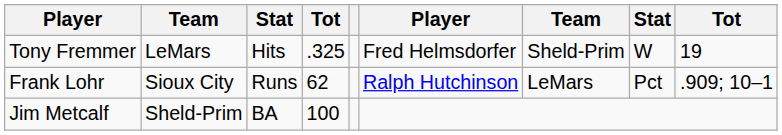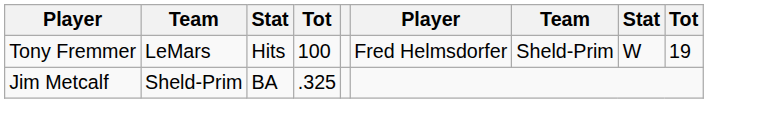(326, 51) .325 -> (314, 51) 100
- row: (57, 82)
(323, 113) 100 -> (317, 82) .325
